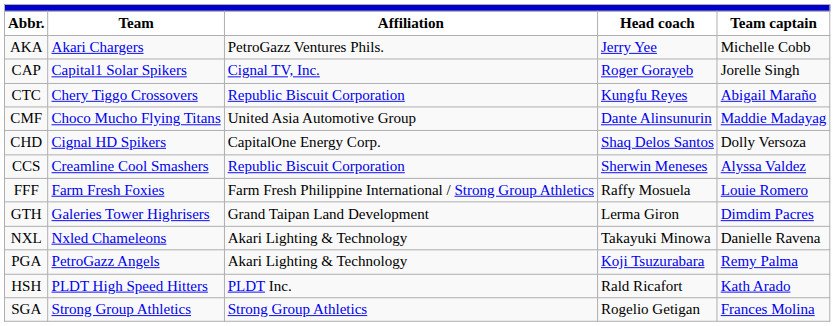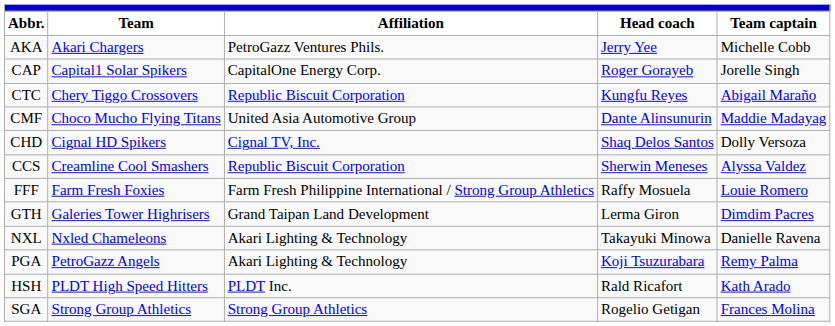(274, 71) Cignal TV, Inc. -> (304, 71) CapitalOne Energy Corp.
(304, 142) CapitalOne Energy Corp. -> (274, 142) Cignal TV, Inc.
